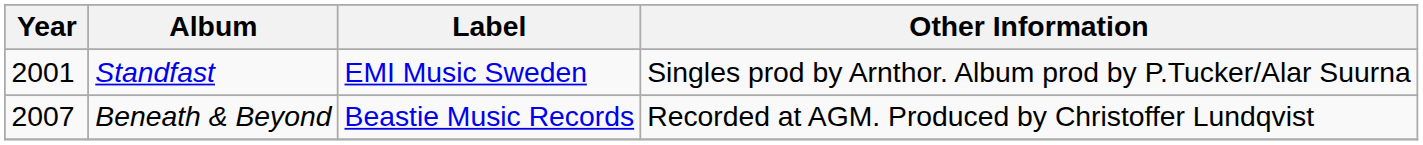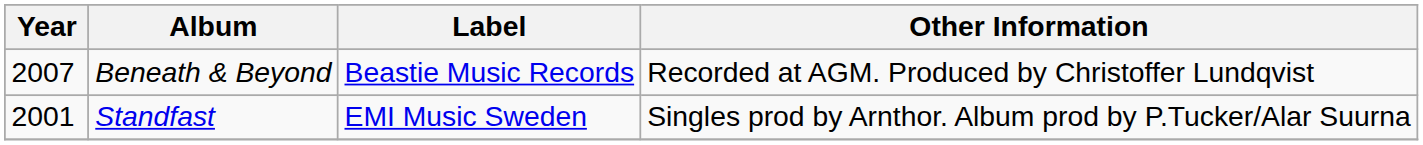rows swapped: (155, 71) <-> (213, 116)
